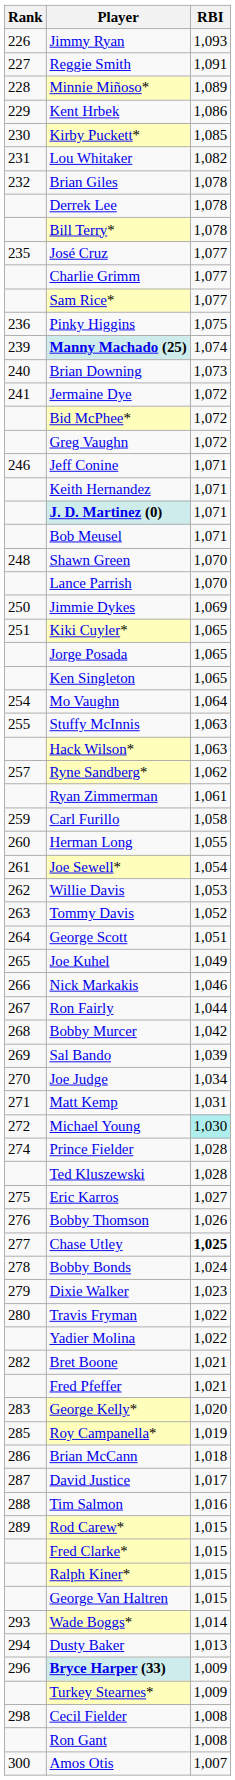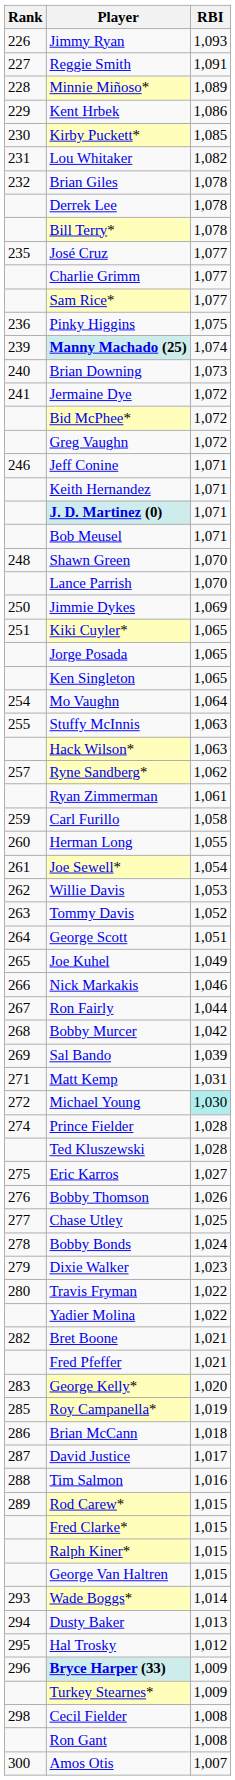- row: (79, 1079)
(210, 1244) bold -> (210, 1220) normal
+ row: (83, 1645)
